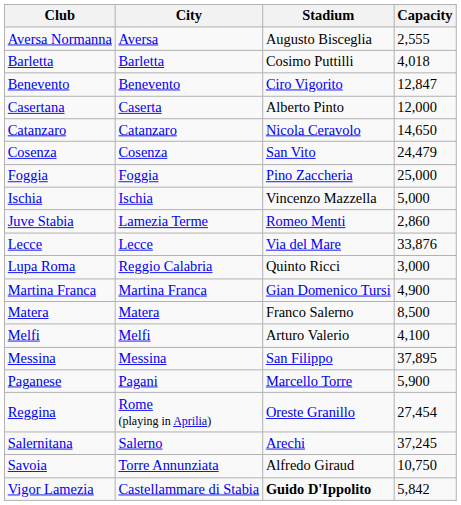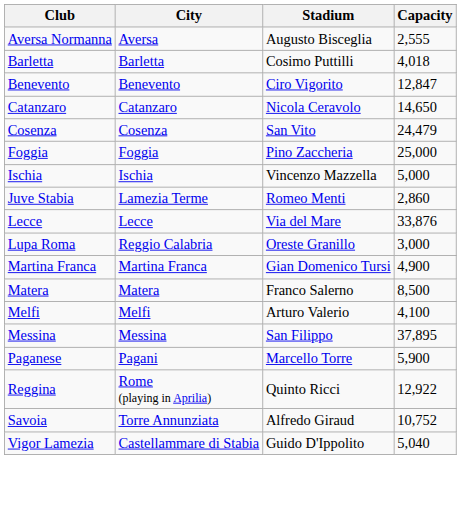- row: (36, 107)
(303, 267) Quinto Ricci -> (310, 244) Oreste Granillo
(310, 412) Oreste Granillo -> (303, 389) Quinto Ricci
(417, 412) 27,454 -> (417, 389) 12,922
- row: (40, 443)
(417, 466) 10,750 -> (417, 420) 10,752
(319, 488) bold -> (315, 443) normal
(414, 488) 5,842 -> (414, 443) 5,040
